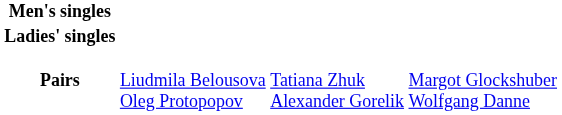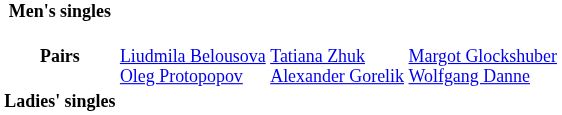rows swapped: (60, 36) <-> (60, 80)
